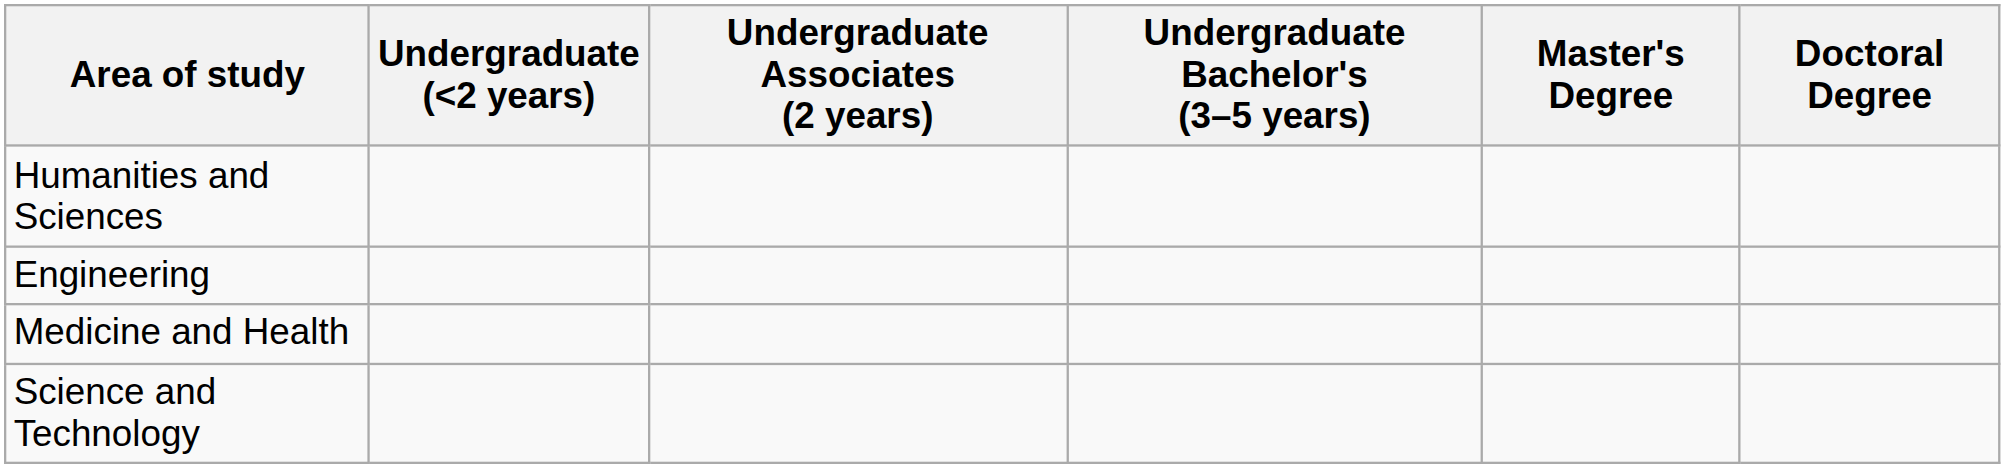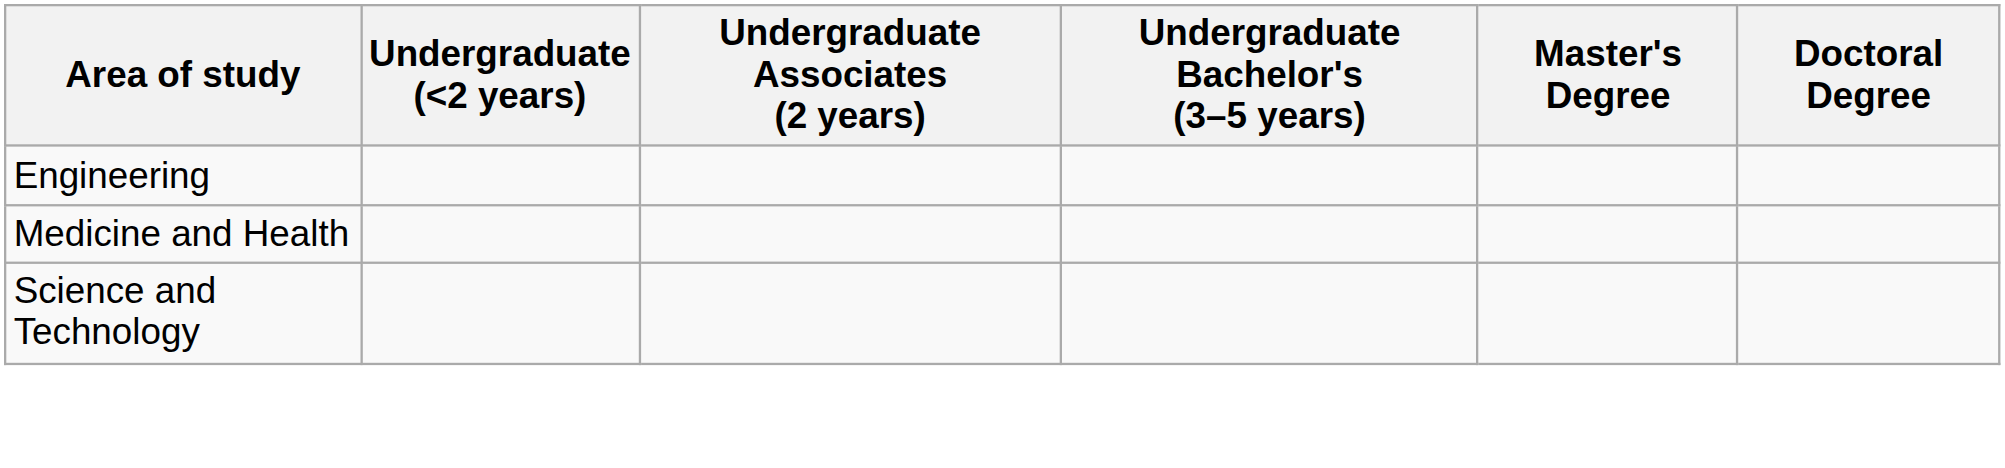- row: (141, 195)
